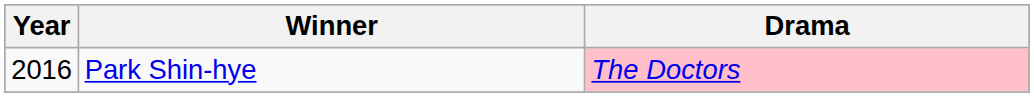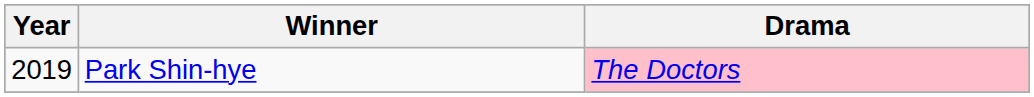(42, 69) 2016 -> (42, 69) 2019
